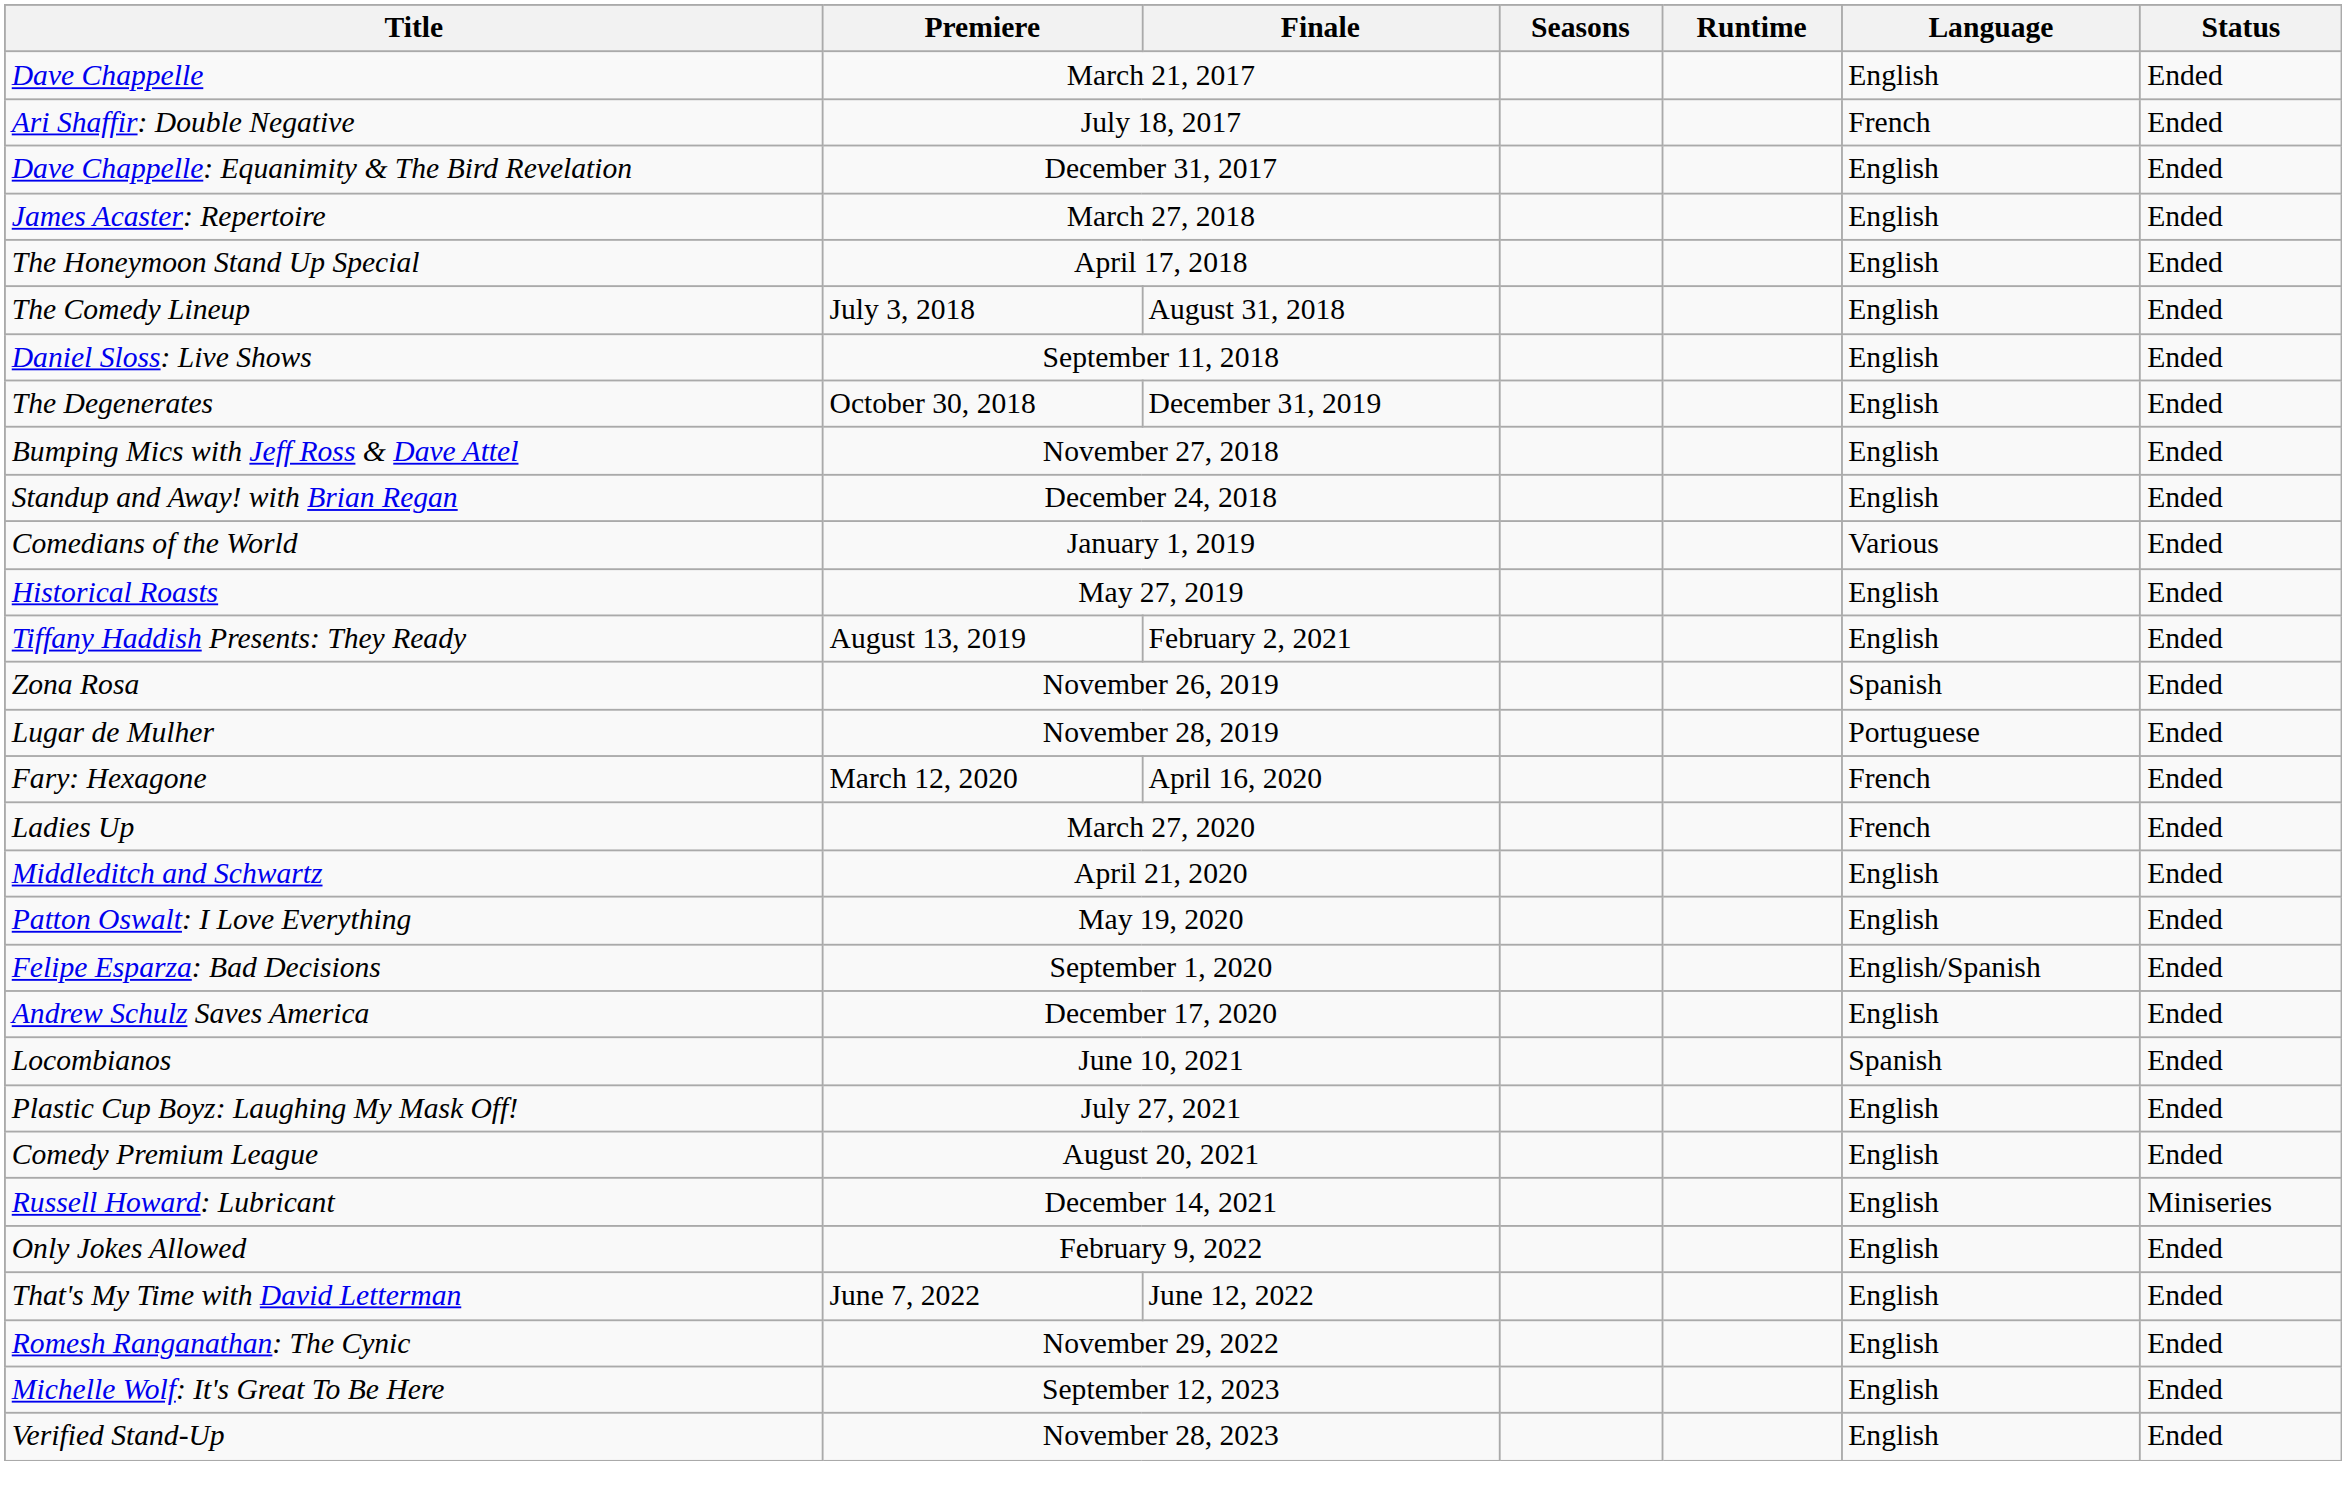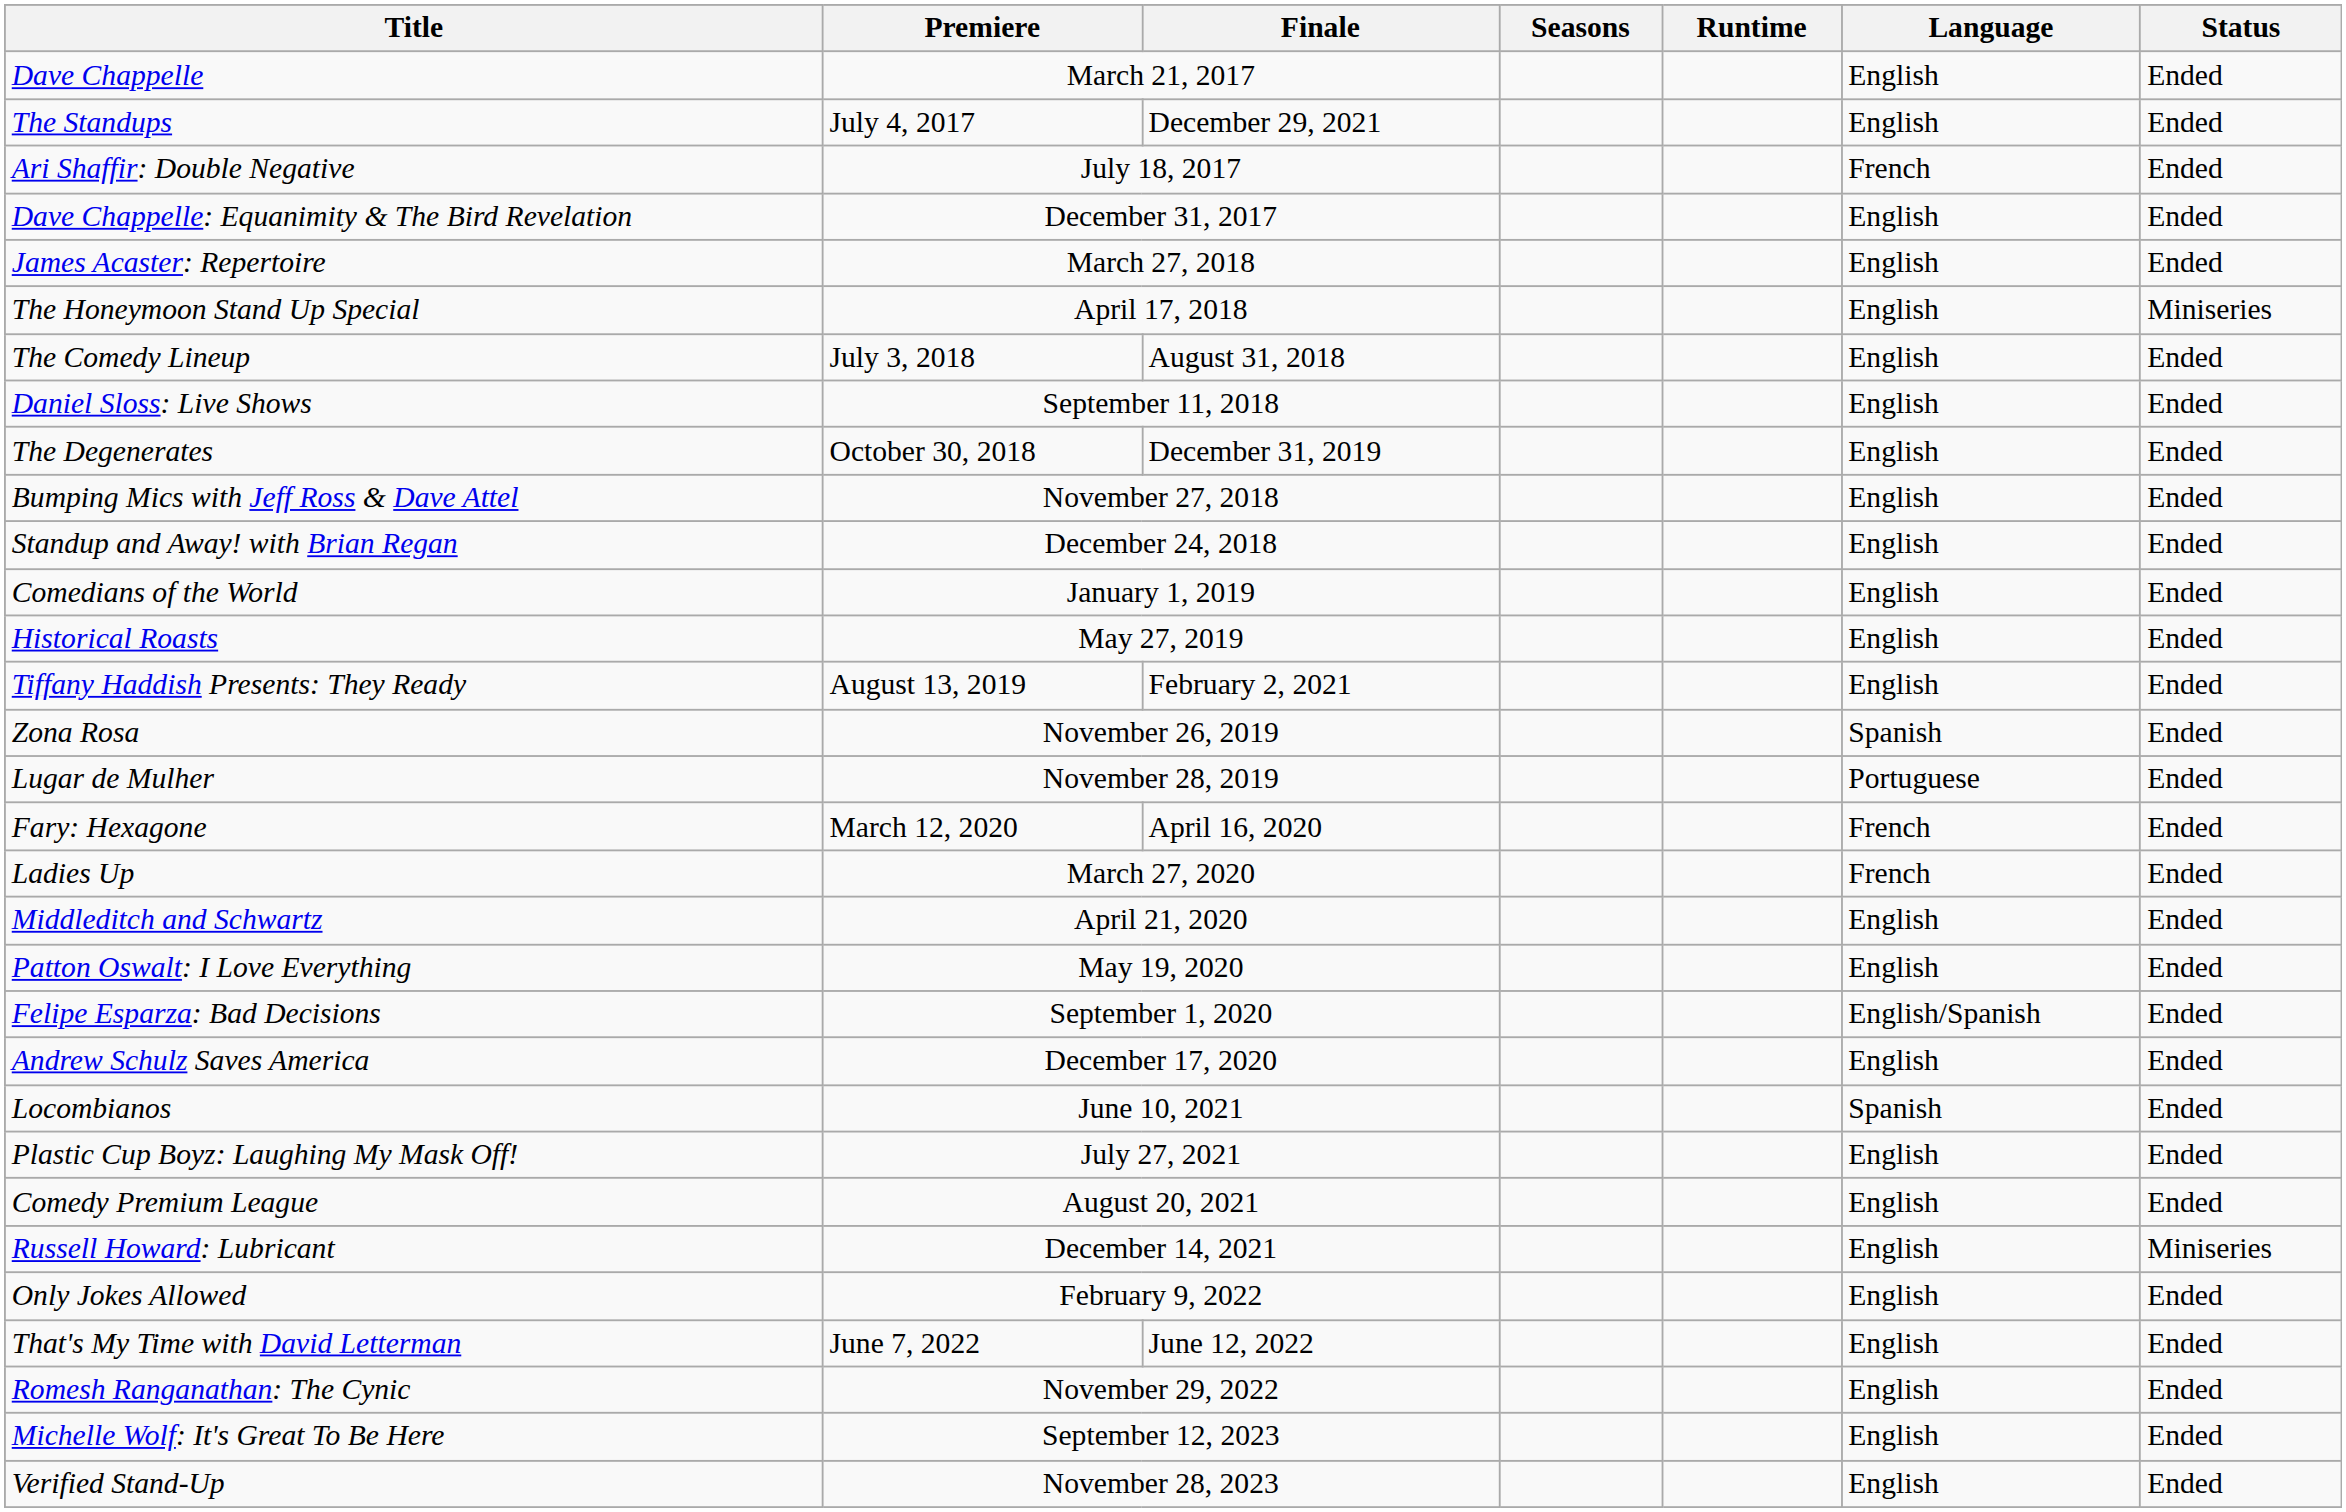+ row: (92, 121)
(2185, 262) Ended -> (2210, 309) Miniseries
(1894, 544) Various -> (1894, 591) English
